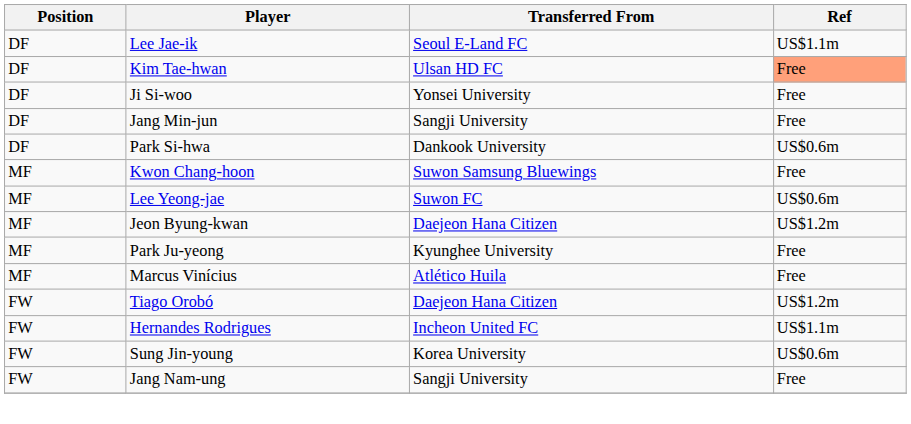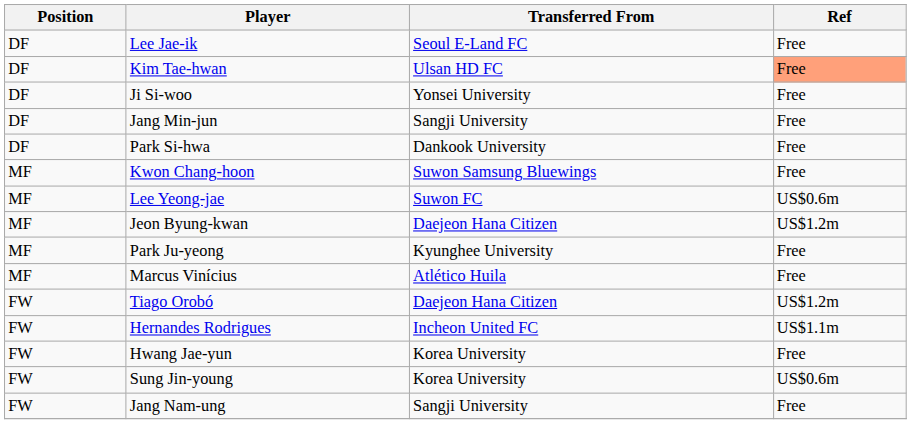(808, 43) US$1.1m -> (791, 43) Free
(808, 146) US$0.6m -> (791, 146) Free
+ row: (181, 353)
